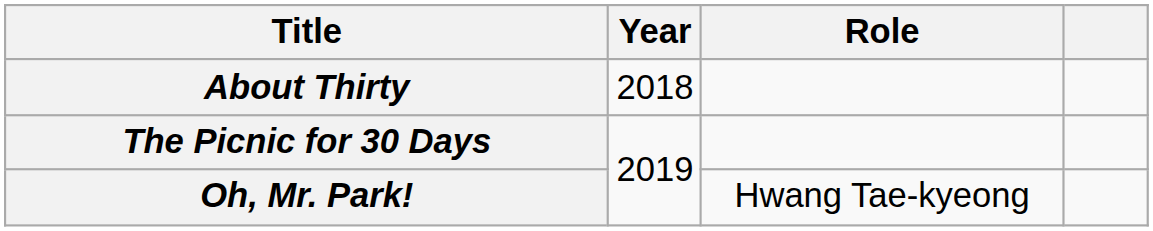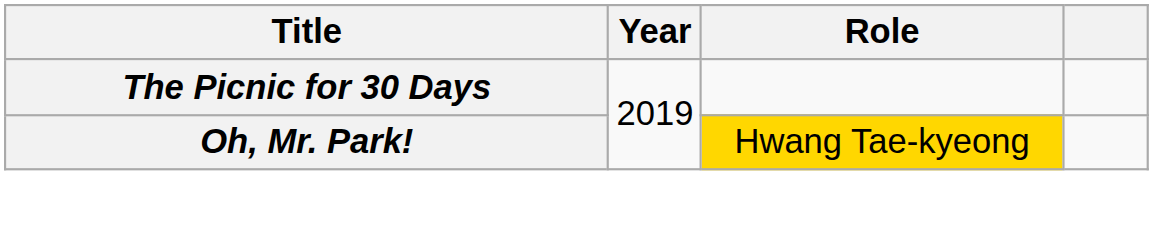- row: (307, 86)
(882, 196) no background -> (882, 141) gold background
